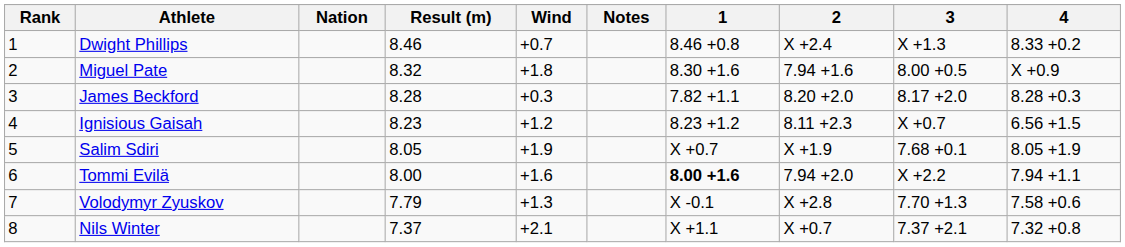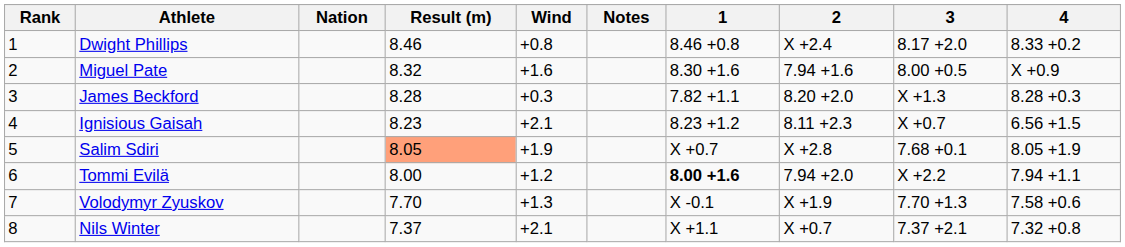(536, 44) +0.7 -> (536, 44) +0.8
(921, 44) X +1.3 -> (932, 44) 8.17 +2.0
(536, 70) +1.8 -> (536, 70) +1.6
(932, 96) 8.17 +2.0 -> (921, 96) X +1.3
(536, 123) +1.2 -> (536, 123) +2.1
(406, 149) no background -> (406, 149) lightsalmon background
(808, 149) X +1.9 -> (808, 149) X +2.8
(536, 176) +1.6 -> (536, 176) +1.2
(406, 202) 7.79 -> (406, 202) 7.70
(808, 202) X +2.8 -> (808, 202) X +1.9
